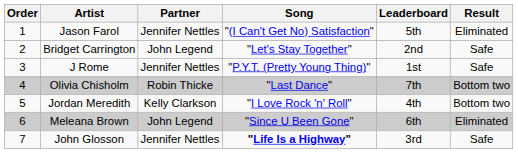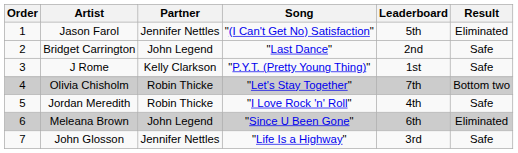(299, 49) "Let's Stay Together" -> (299, 49) "Last Dance"
(180, 67) Jennifer Nettles -> (180, 67) Kelly Clarkson
(299, 85) "Last Dance" -> (299, 85) "Let's Stay Together"
(180, 103) Kelly Clarkson -> (180, 103) Robin Thicke
(482, 103) Bottom two -> (482, 103) Safe
(299, 139) bold -> (299, 139) normal
